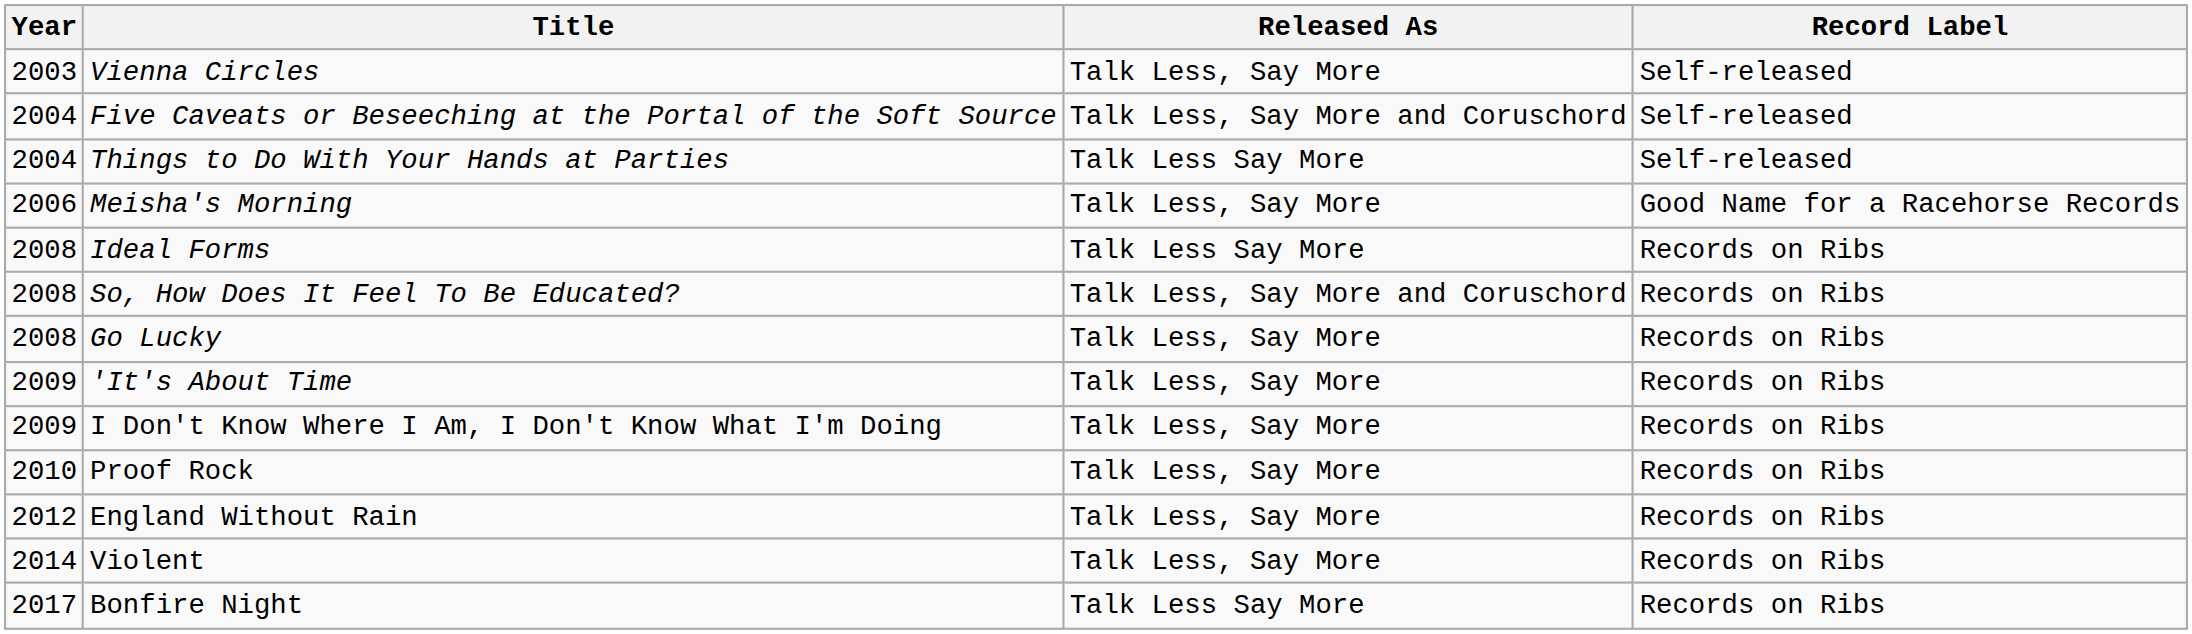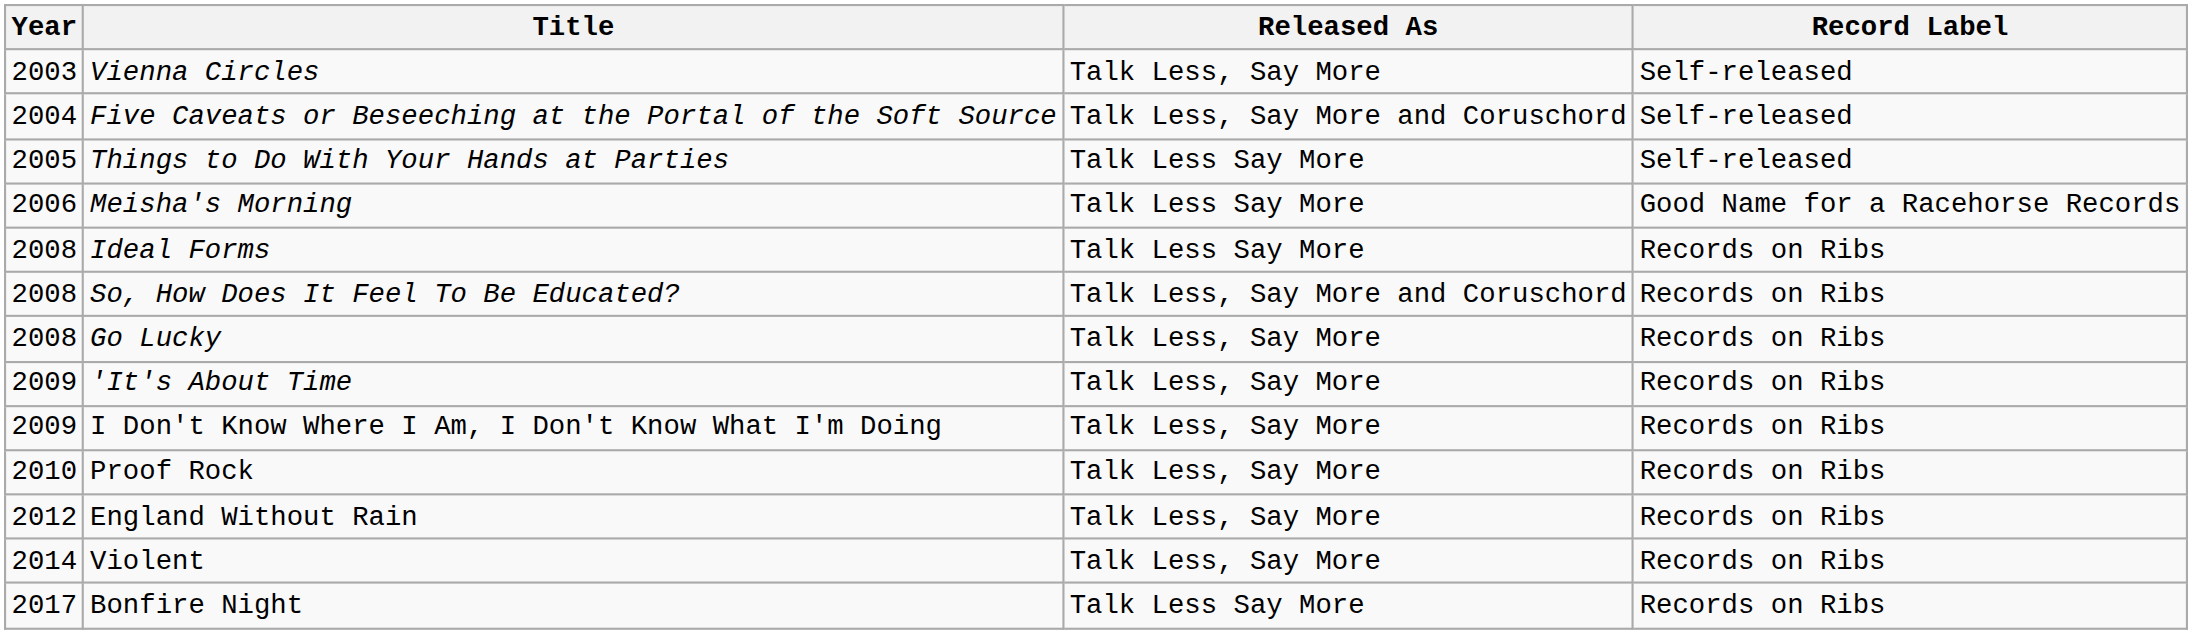(44, 161) 2004 -> (44, 161) 2005
(1225, 205) Talk Less, Say More -> (1217, 205) Talk Less Say More
